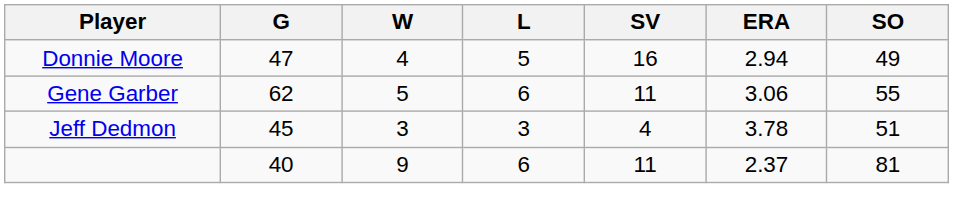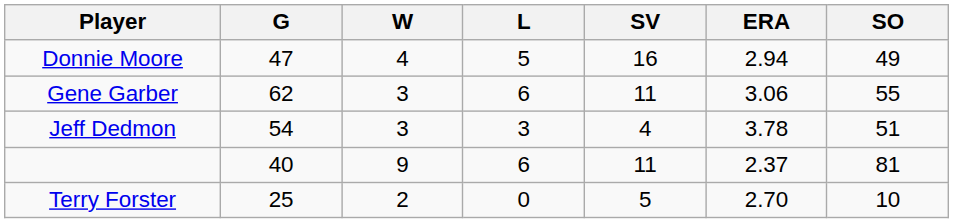(402, 93) 5 -> (402, 93) 3
(281, 128) 45 -> (281, 128) 54
+ row: (113, 199)
